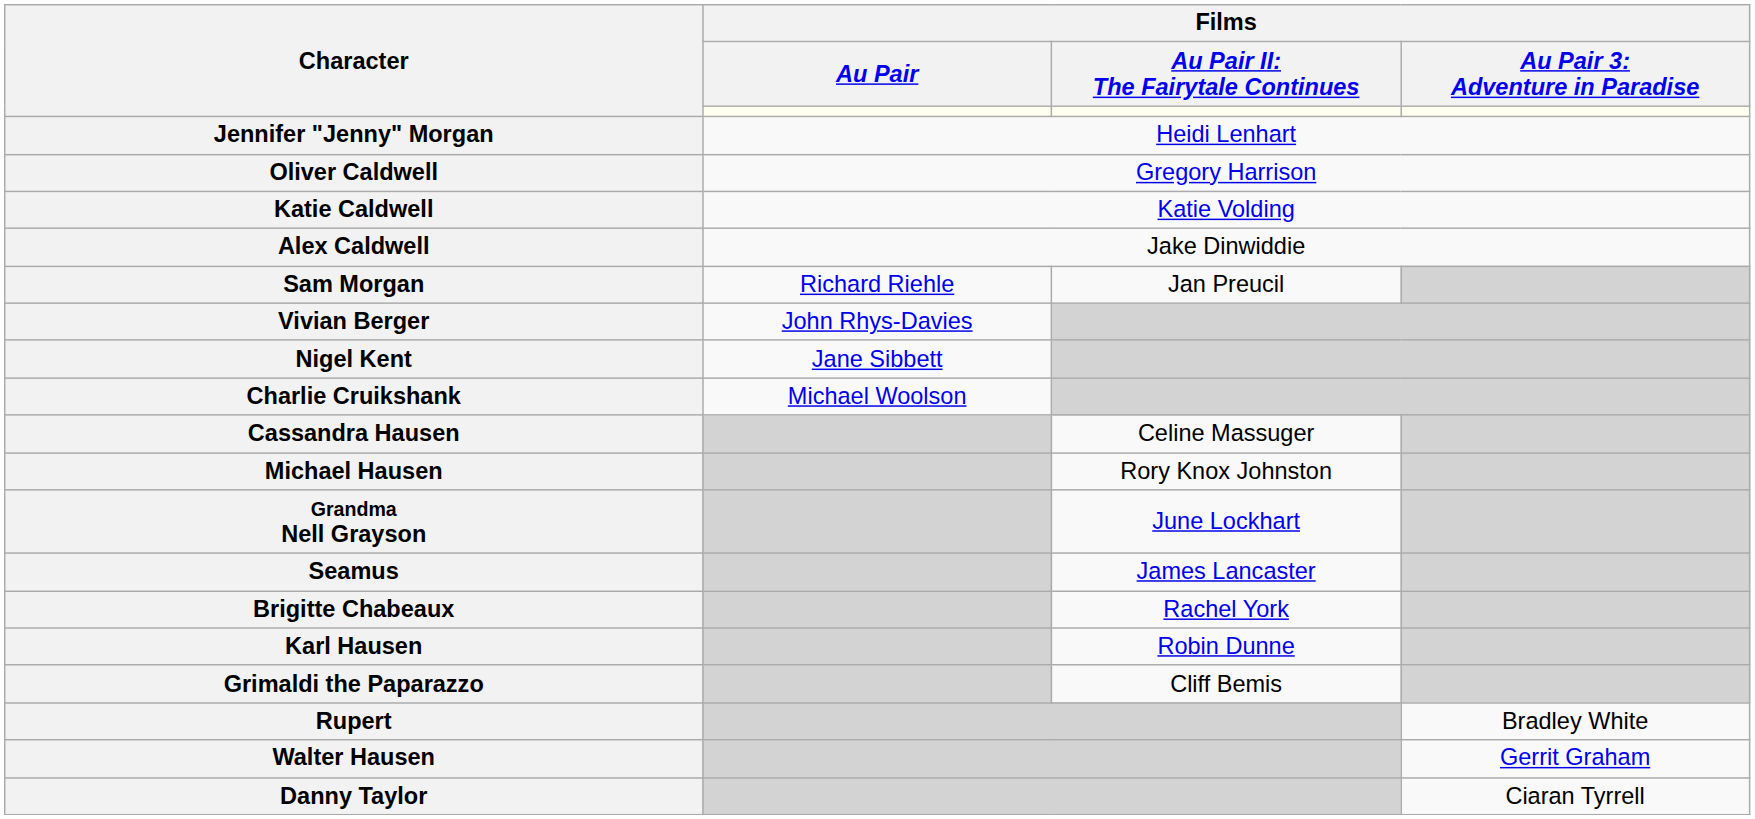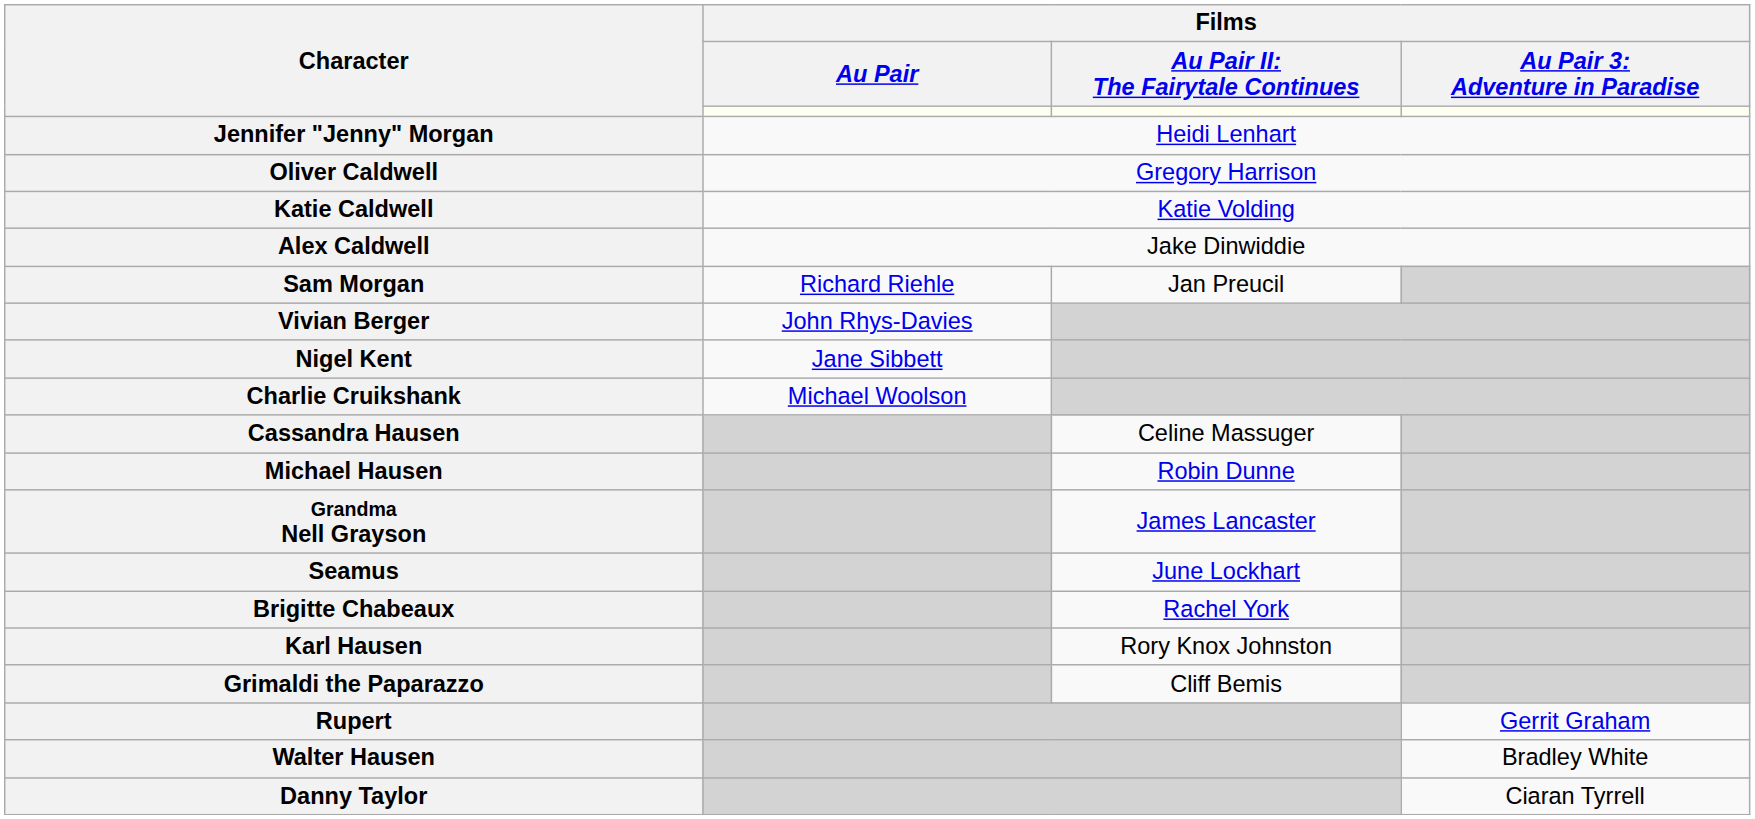(1226, 470) Rory Knox Johnston -> (1226, 470) Robin Dunne
(1226, 521) June Lockhart -> (1226, 521) James Lancaster
(1226, 571) James Lancaster -> (1226, 571) June Lockhart
(1226, 646) Robin Dunne -> (1226, 646) Rory Knox Johnston
(1575, 721) Bradley White -> (1575, 721) Gerrit Graham
(1575, 758) Gerrit Graham -> (1575, 758) Bradley White
